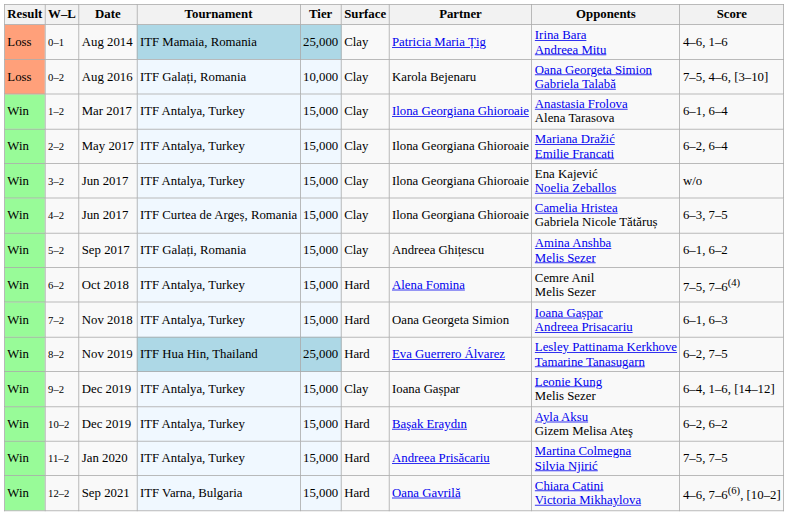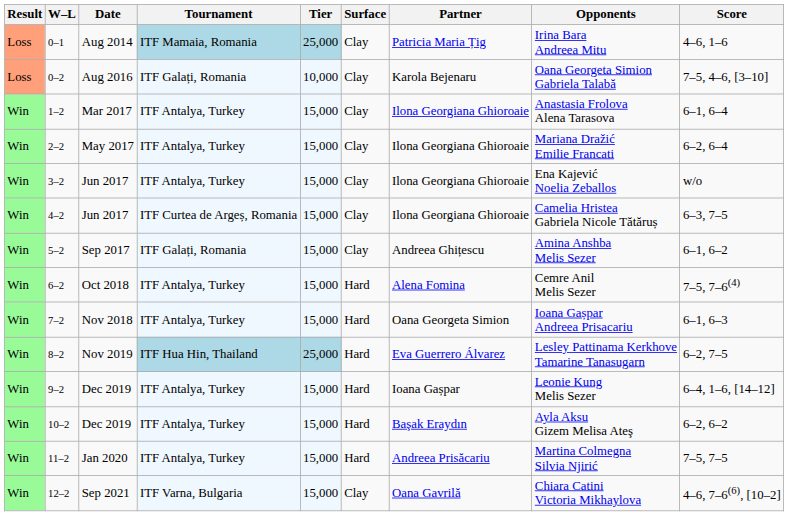(356, 389) Clay -> (357, 389) Hard
(357, 493) Hard -> (356, 493) Clay
